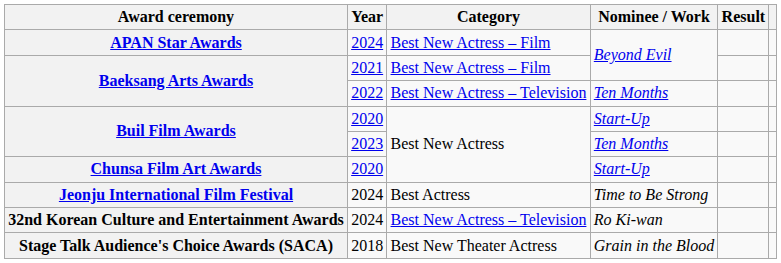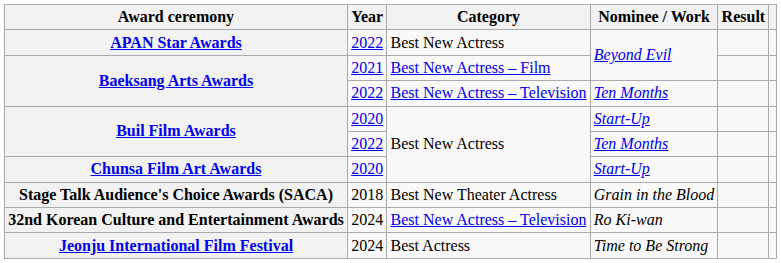(367, 42) 2024 -> (367, 42) 2022
(471, 42) Best New Actress – Film -> (447, 42) Best New Actress
(367, 144) 2023 -> (367, 144) 2022
rows swapped: (176, 194) <-> (176, 245)
